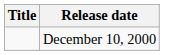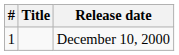+ column: (11, 15)
